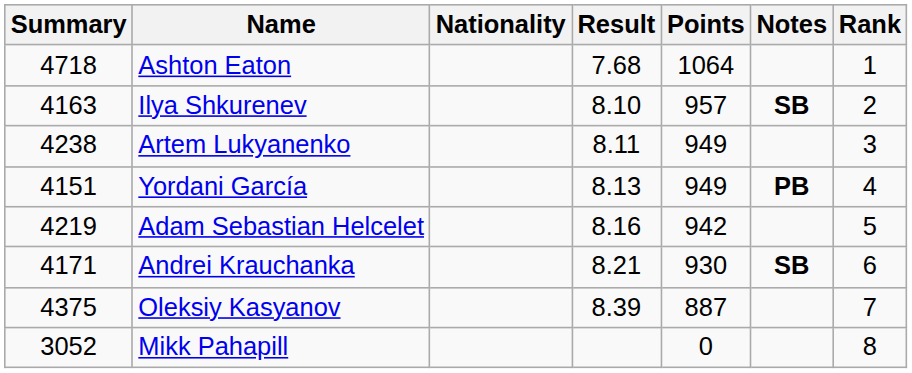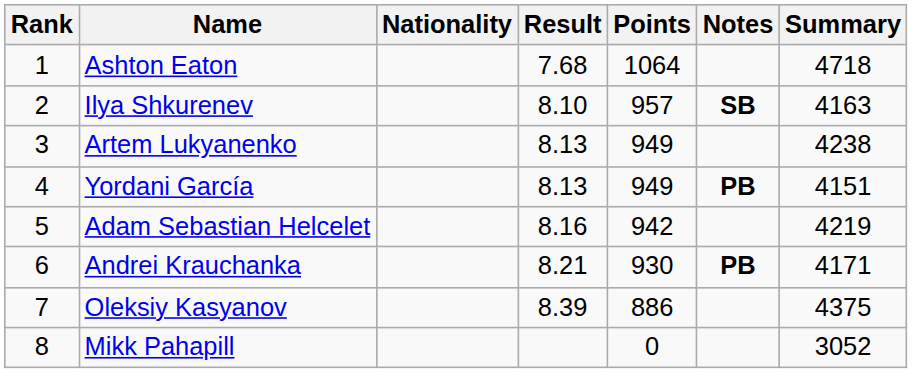columns swapped: (870, 24) <-> (69, 24)
(616, 145) 8.11 -> (563, 145) 8.13
(792, 266) SB -> (738, 266) PB
(706, 307) 887 -> (652, 307) 886
